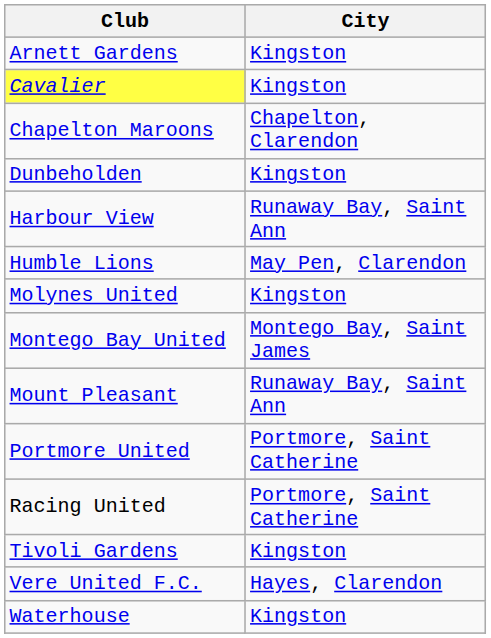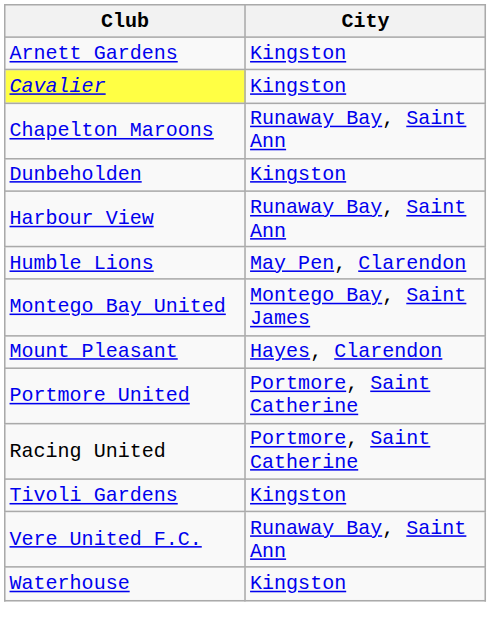(310, 131) Chapelton, Clarendon -> (358, 131) Runaway Bay, Saint Ann
- row: (94, 296)
(358, 396) Runaway Bay, Saint Ann -> (346, 351) Hayes, Clarendon
(346, 584) Hayes, Clarendon -> (358, 540) Runaway Bay, Saint Ann
